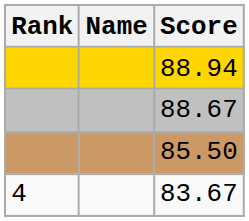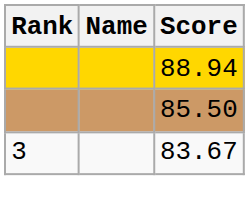- row: (199, 110)
(19, 195) 4 -> (19, 153) 3
